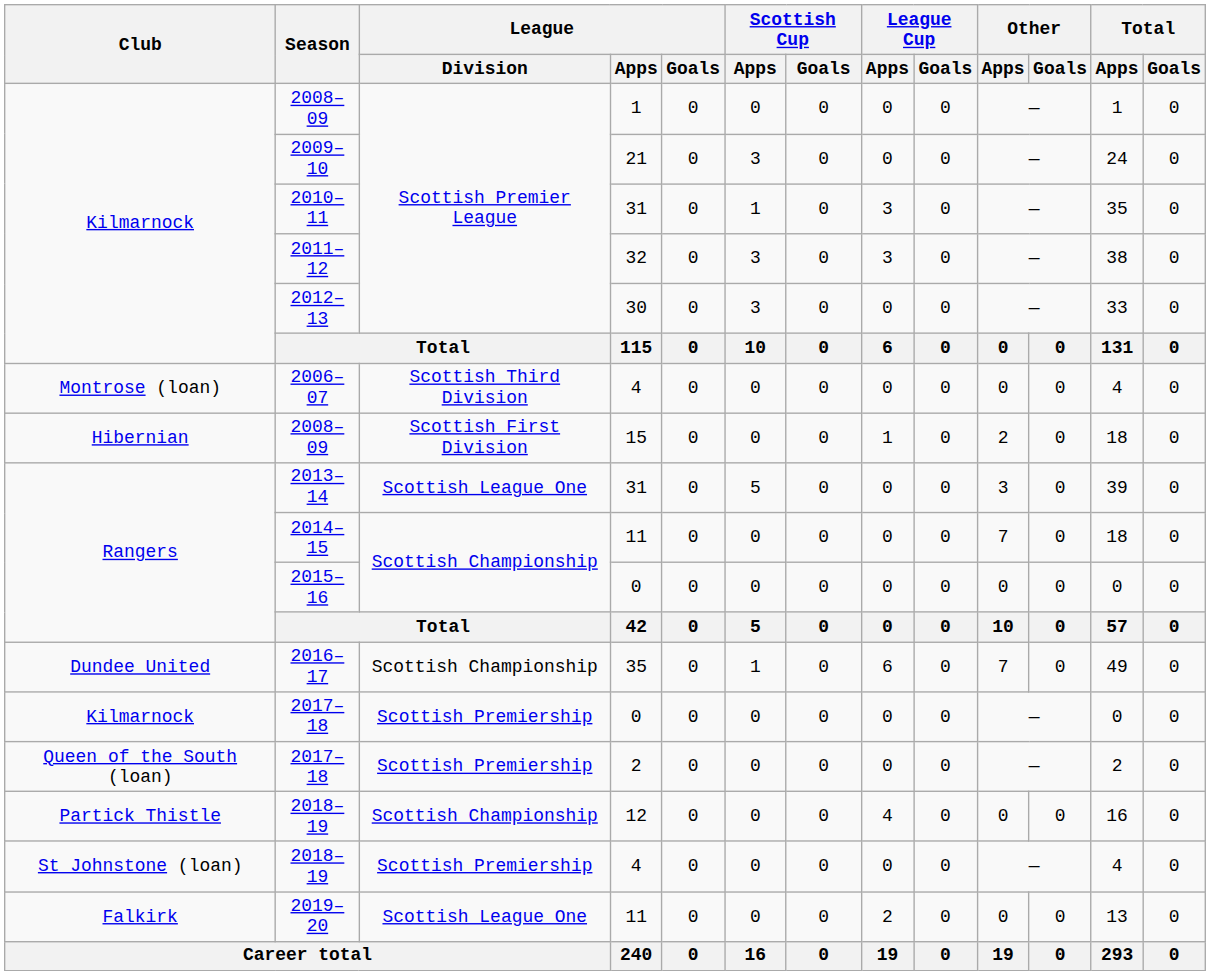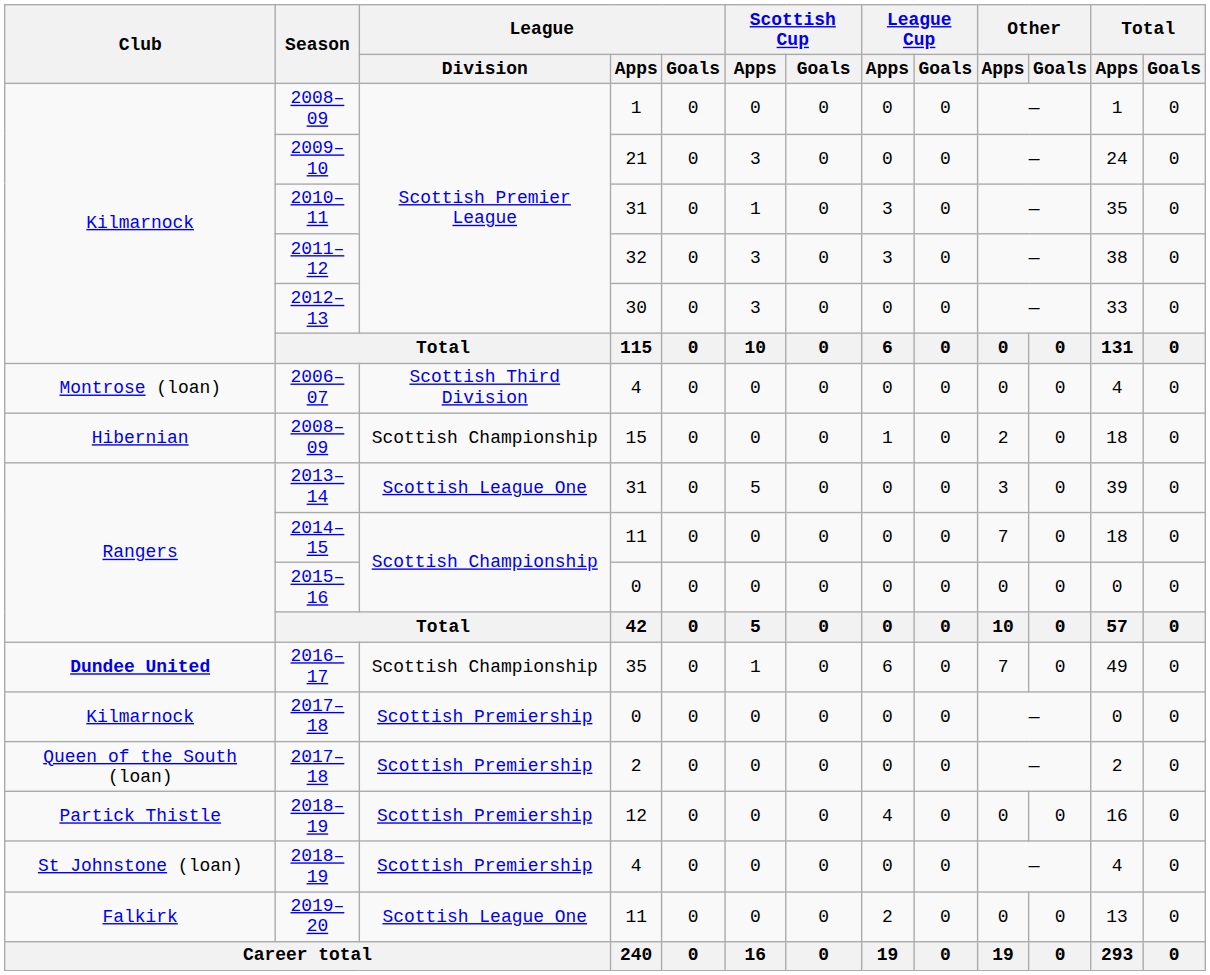(485, 438) Scottish First Division -> (485, 438) Scottish Championship
(140, 667) normal -> (140, 667) bold
(485, 817) Scottish Championship -> (485, 817) Scottish Premiership
